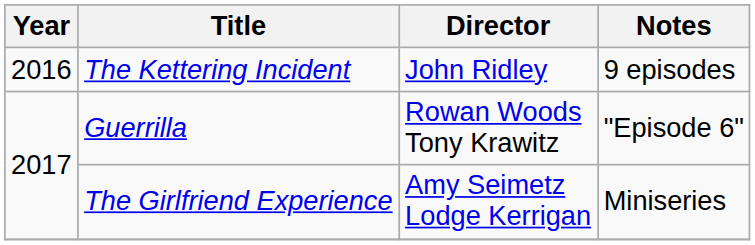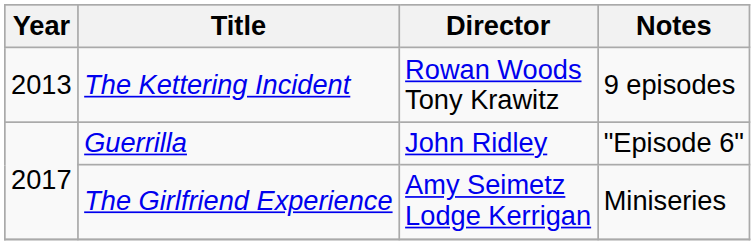(41, 69) 2016 -> (41, 84) 2013
(476, 69) John Ridley -> (493, 84) Rowan Woods Tony Krawitz
(493, 127) Rowan Woods Tony Krawitz -> (476, 142) John Ridley
